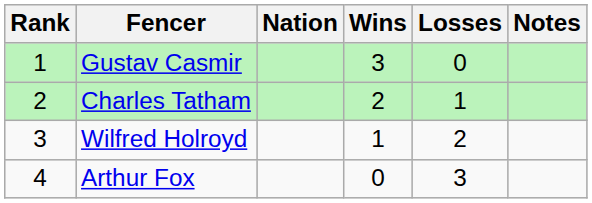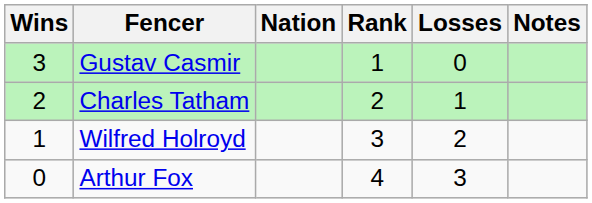columns swapped: (40, 23) <-> (378, 23)
